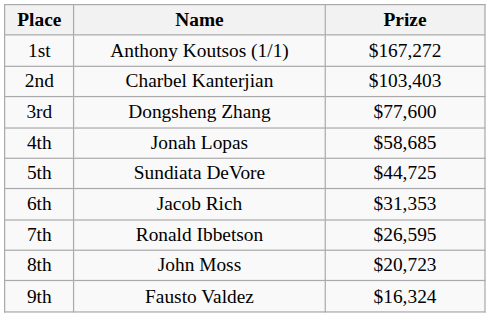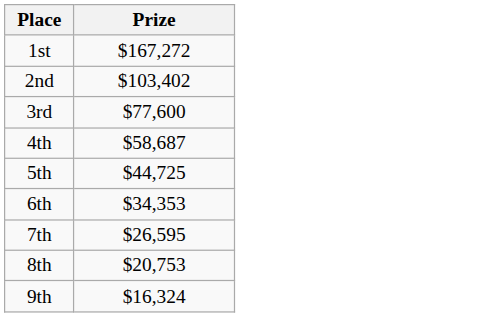- column: (199, 19)
(405, 81) $103,403 -> (154, 81) $103,402
(405, 142) $58,685 -> (154, 142) $58,687
(405, 204) $31,353 -> (154, 204) $34,353
(405, 265) $20,723 -> (154, 265) $20,753
